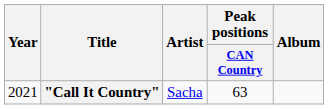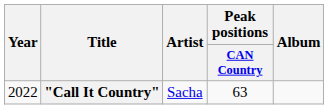(23, 92) 2021 -> (23, 92) 2022
